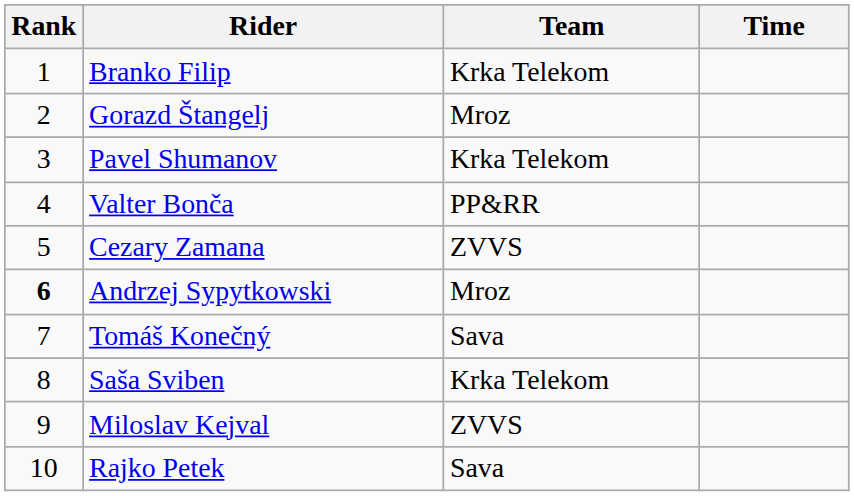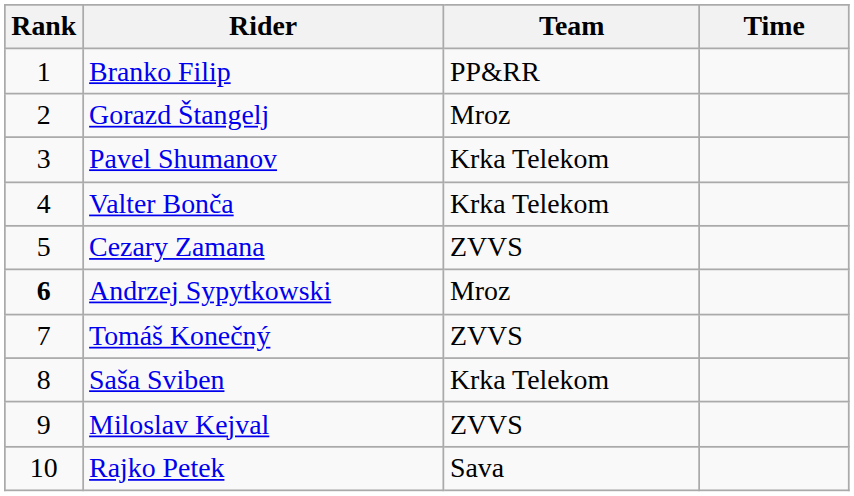(530, 70) Krka Telekom -> (495, 70) PP&RR
(495, 203) PP&RR -> (530, 203) Krka Telekom
(477, 335) Sava -> (486, 335) ZVVS
